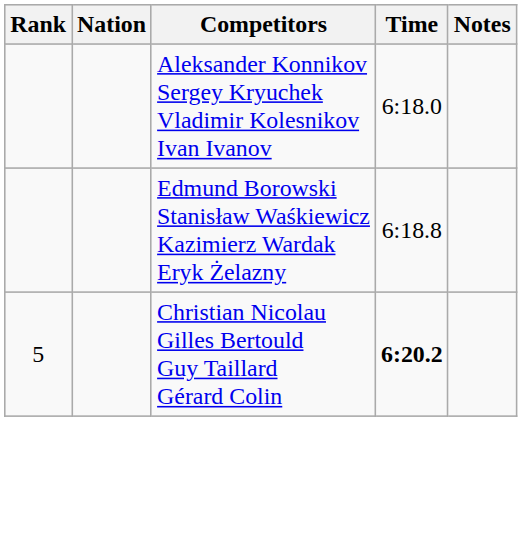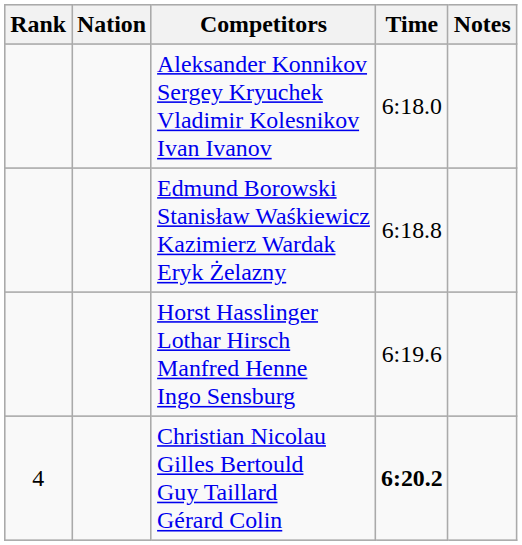+ row: (238, 354)
(38, 354) 5 -> (38, 478) 4
